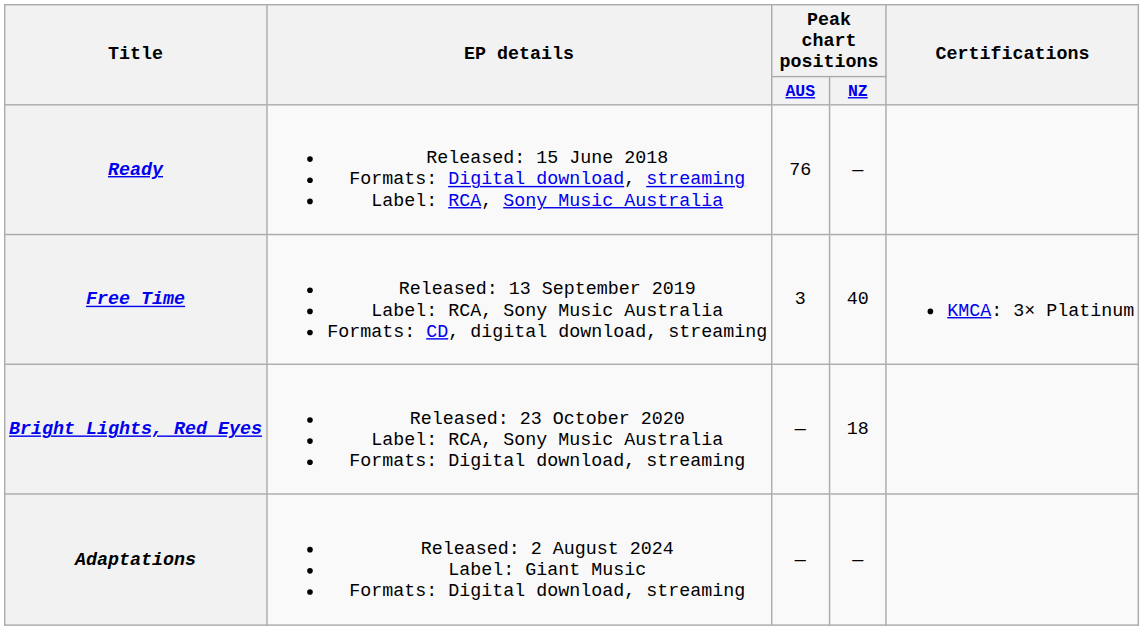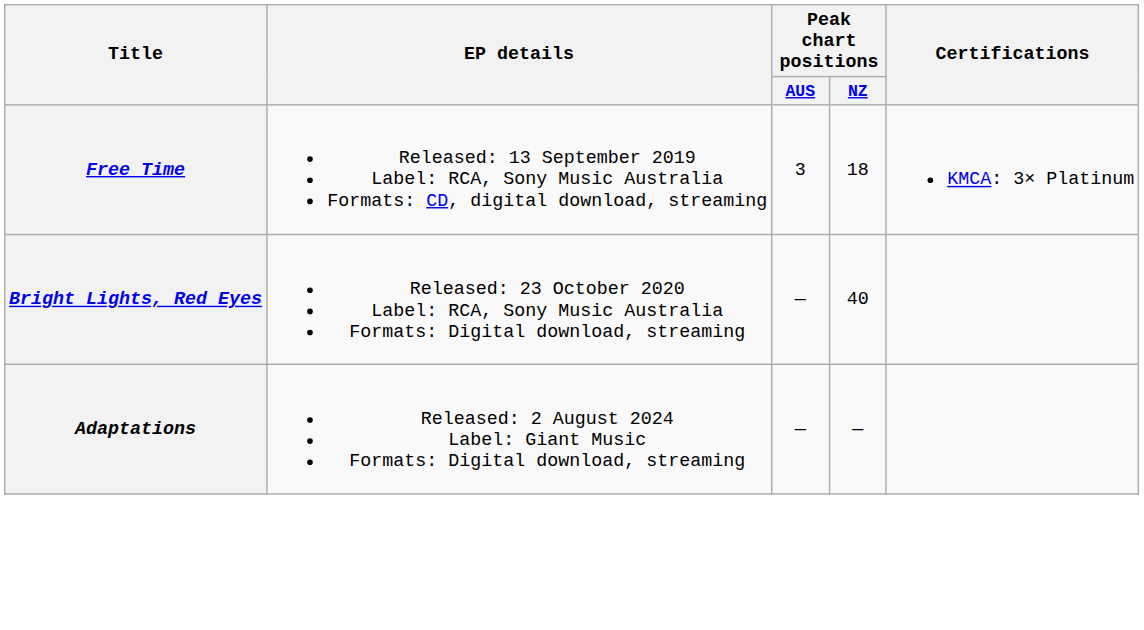- row: (136, 170)
(858, 300) 40 -> (858, 170) 18
(858, 430) 18 -> (858, 300) 40
